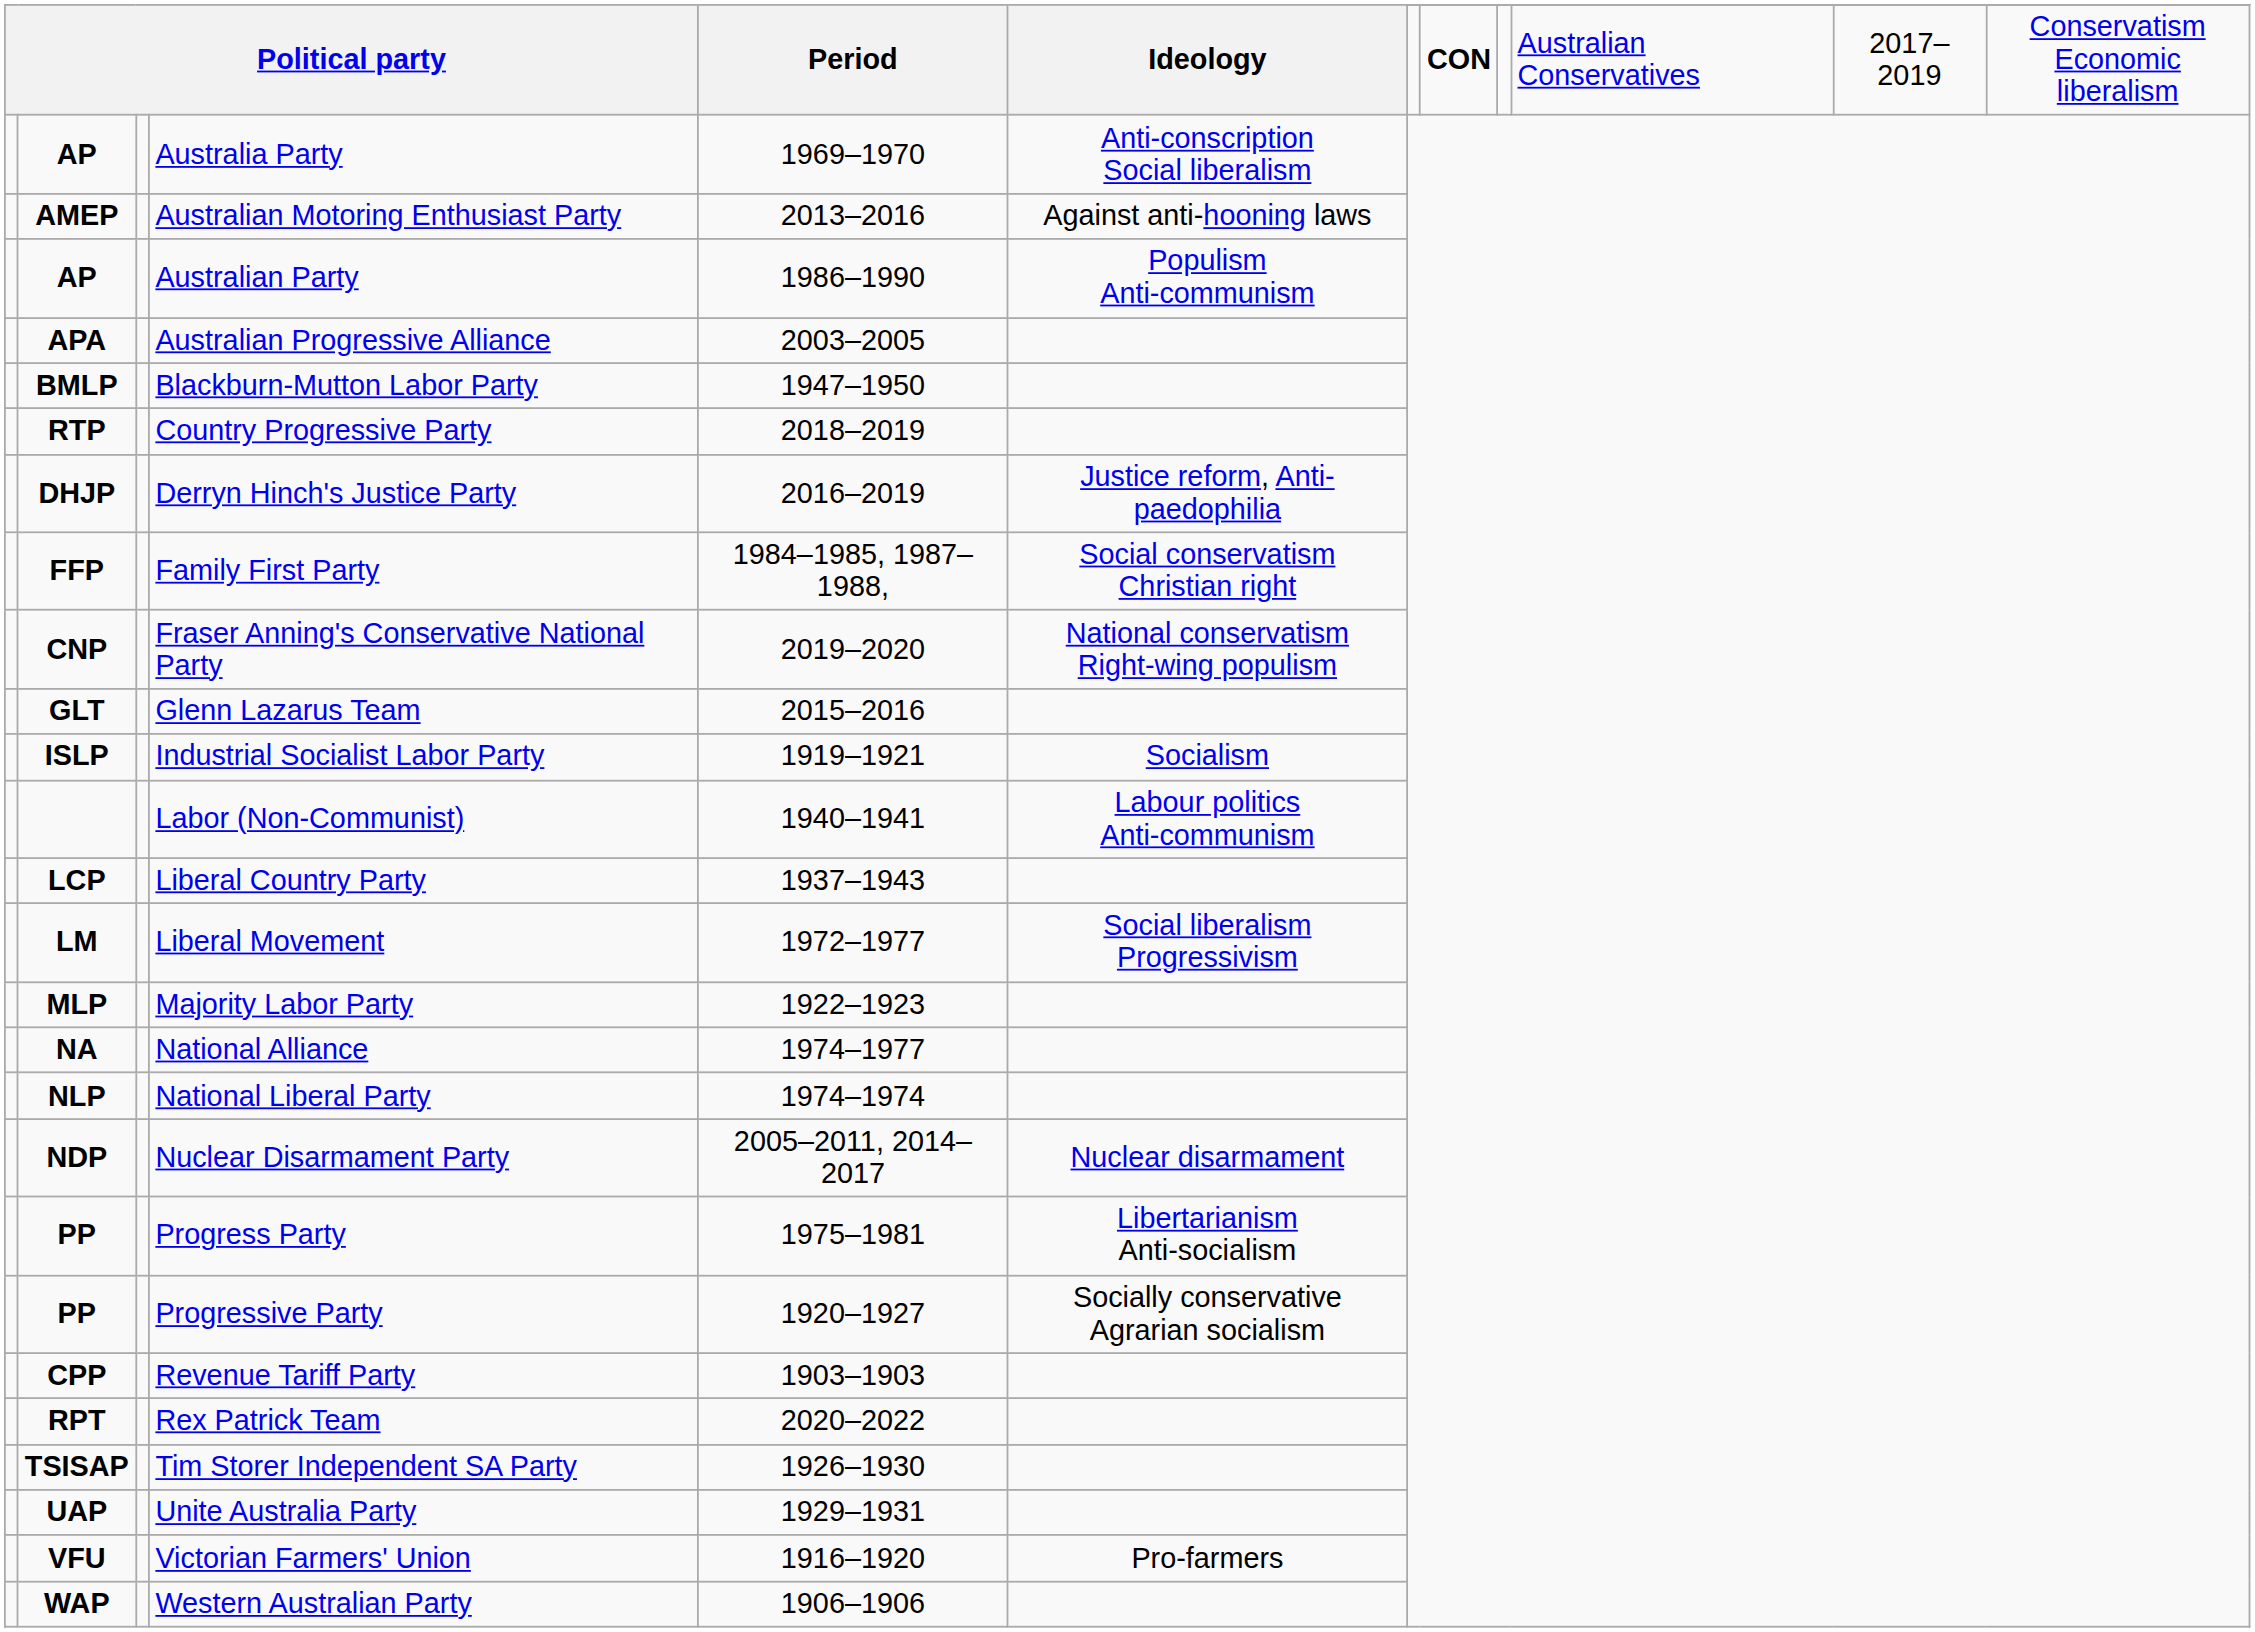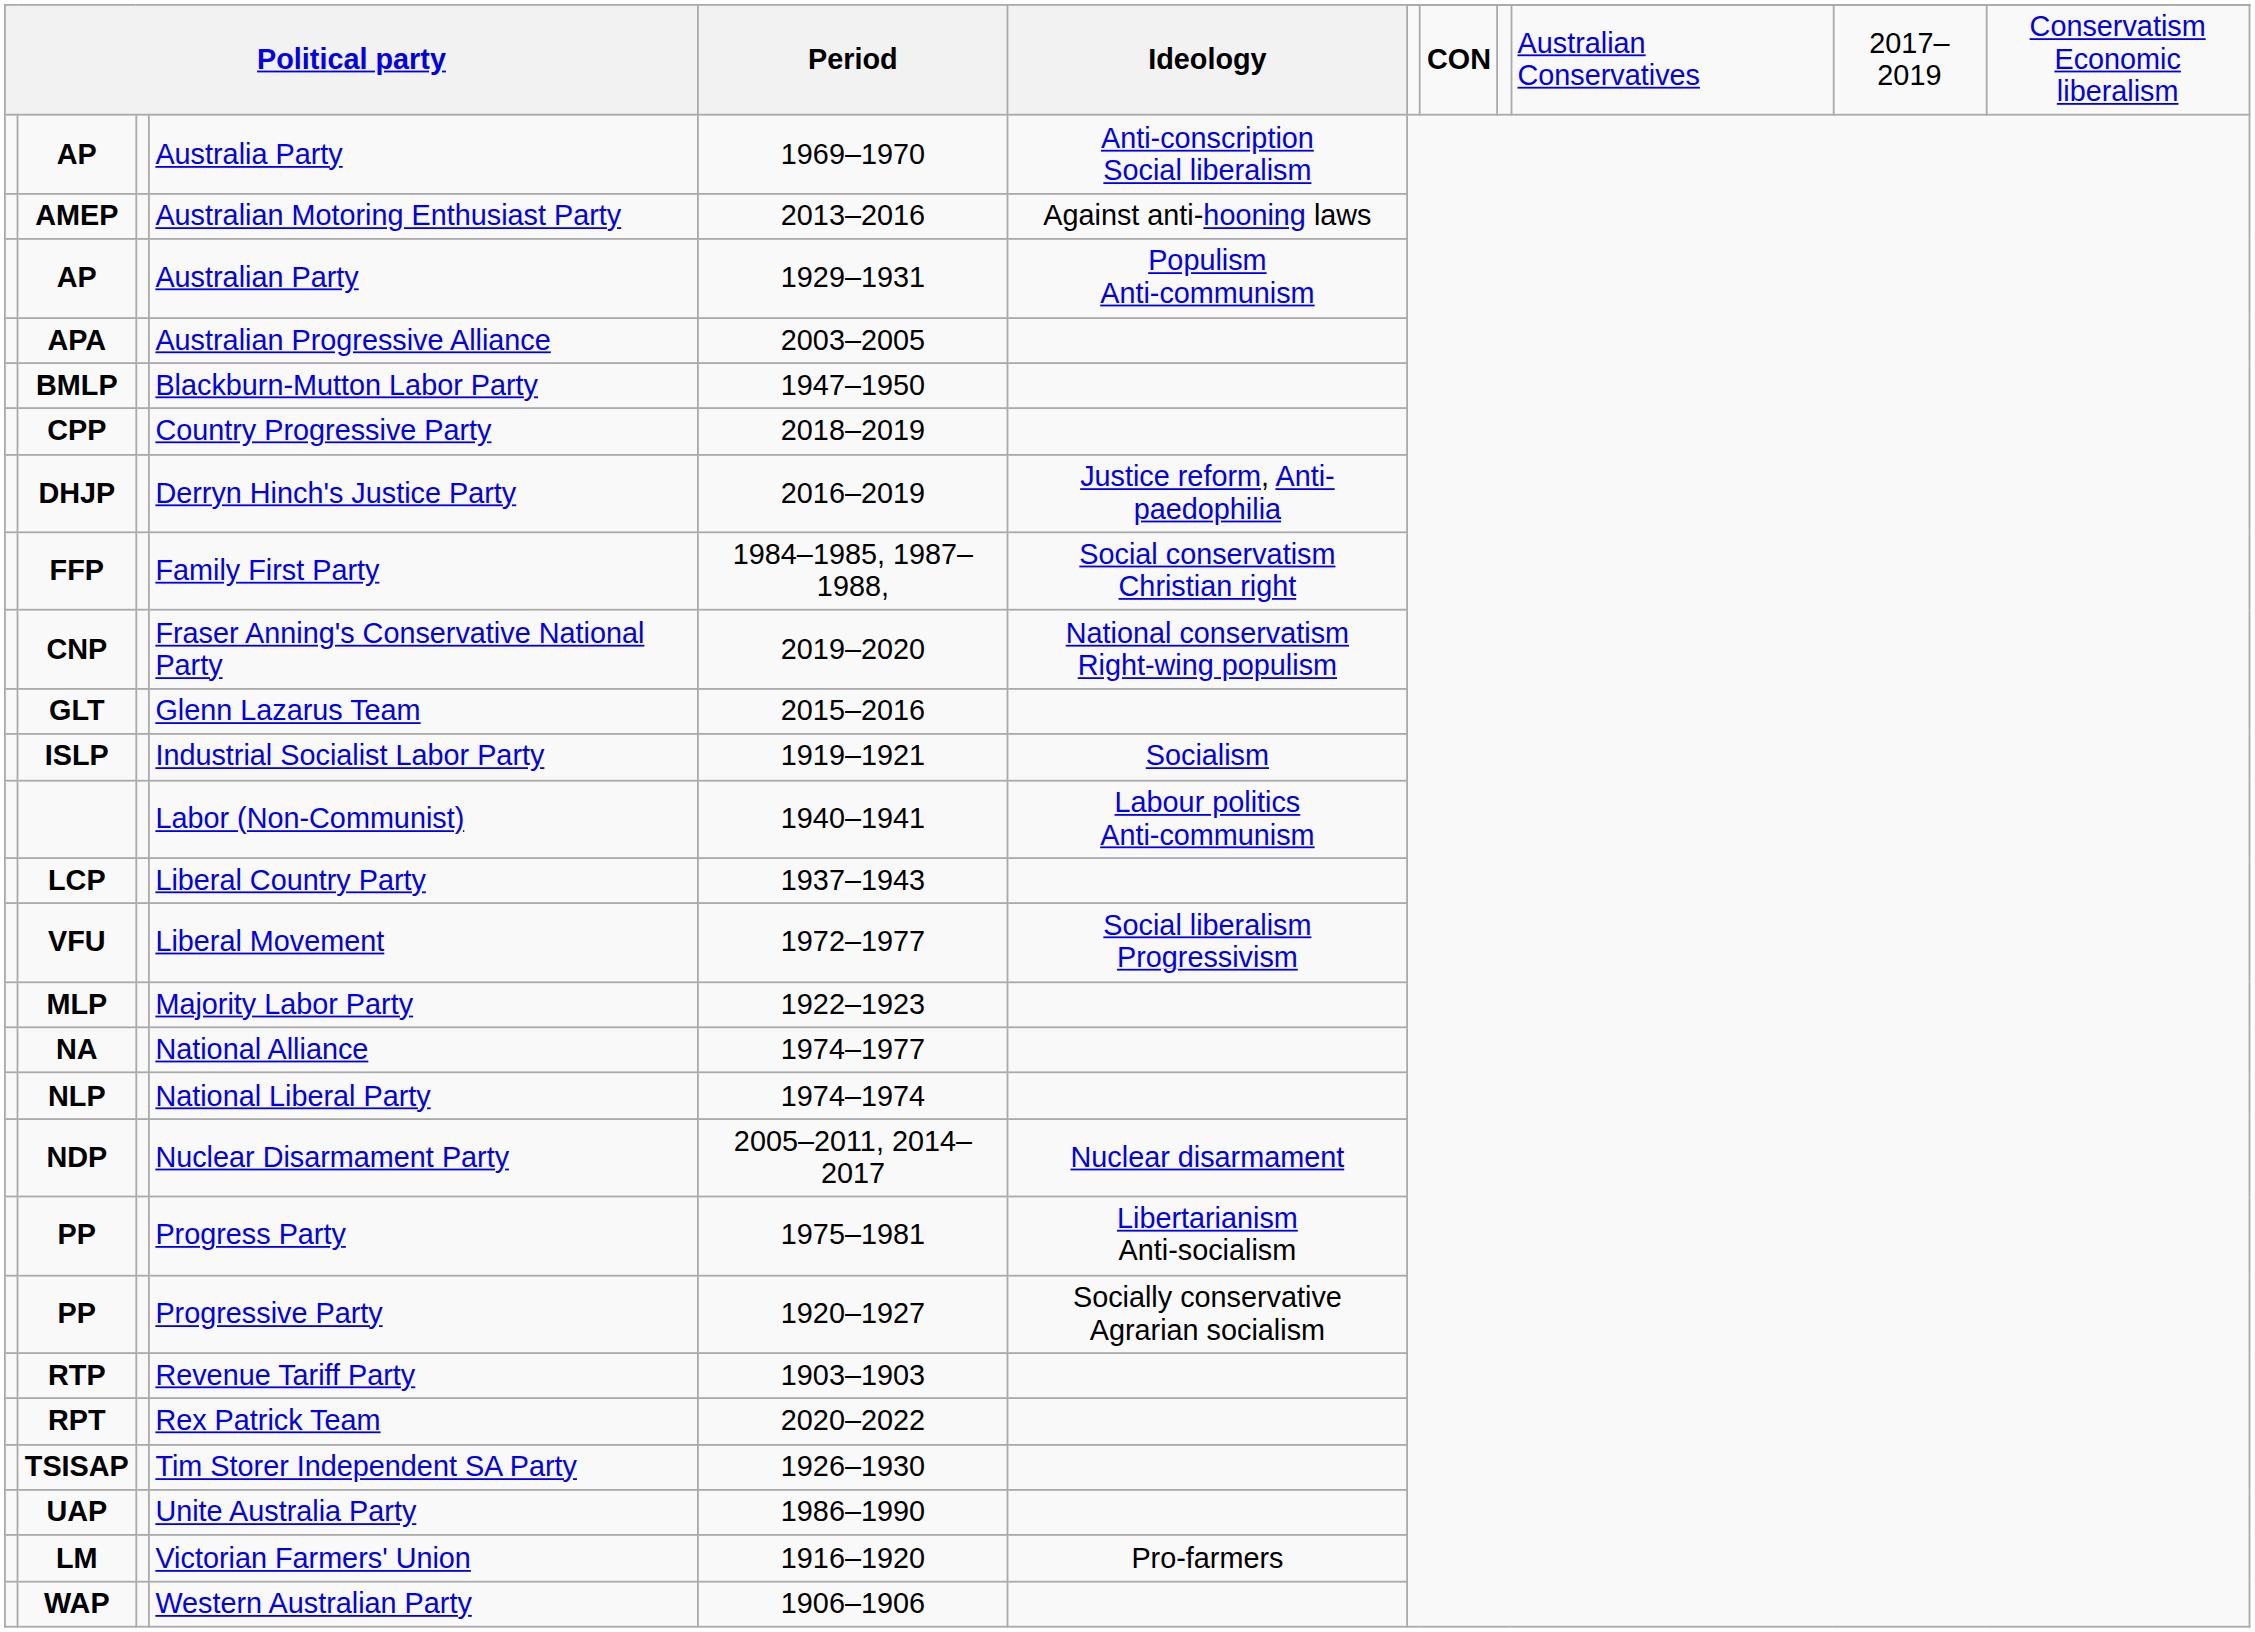(853, 277) 1986–1990 -> (853, 277) 1929–1931
(77, 430) RTP -> (77, 430) CPP
(77, 942) LM -> (77, 942) VFU
(77, 1375) CPP -> (77, 1375) RTP
(853, 1512) 1929–1931 -> (853, 1512) 1986–1990
(77, 1558) VFU -> (77, 1558) LM
